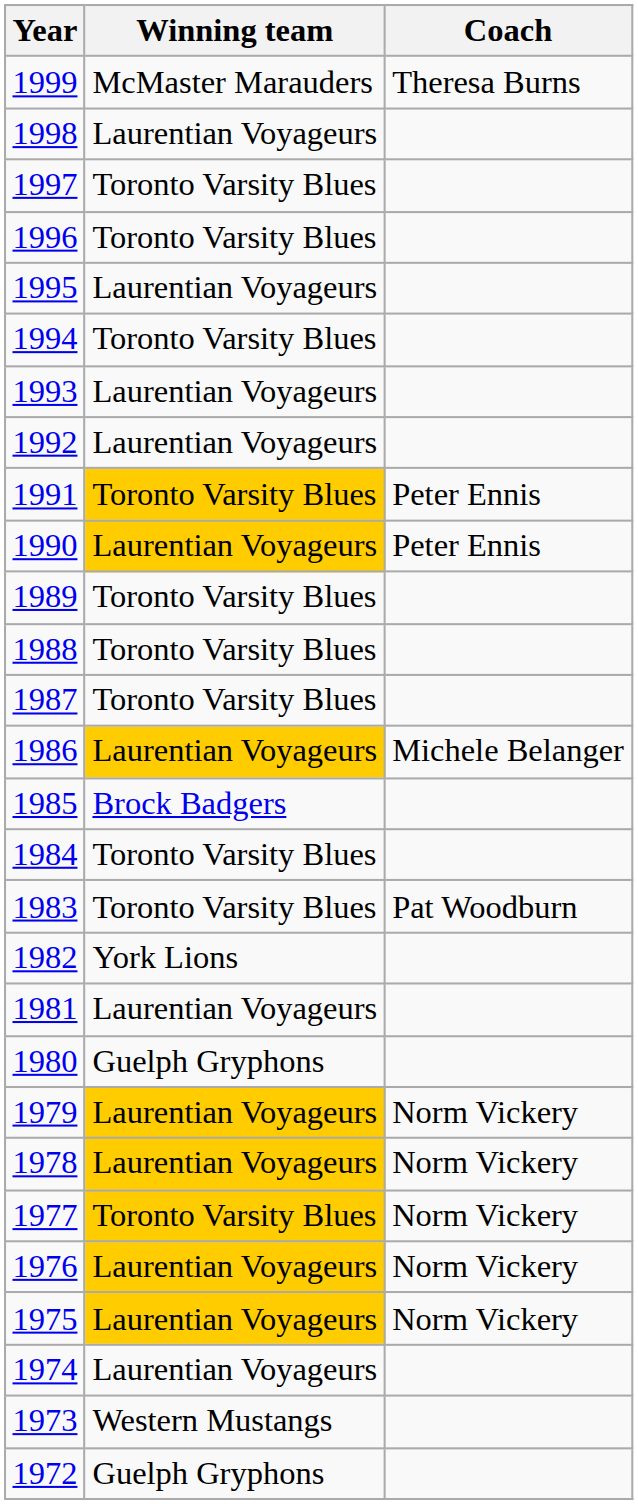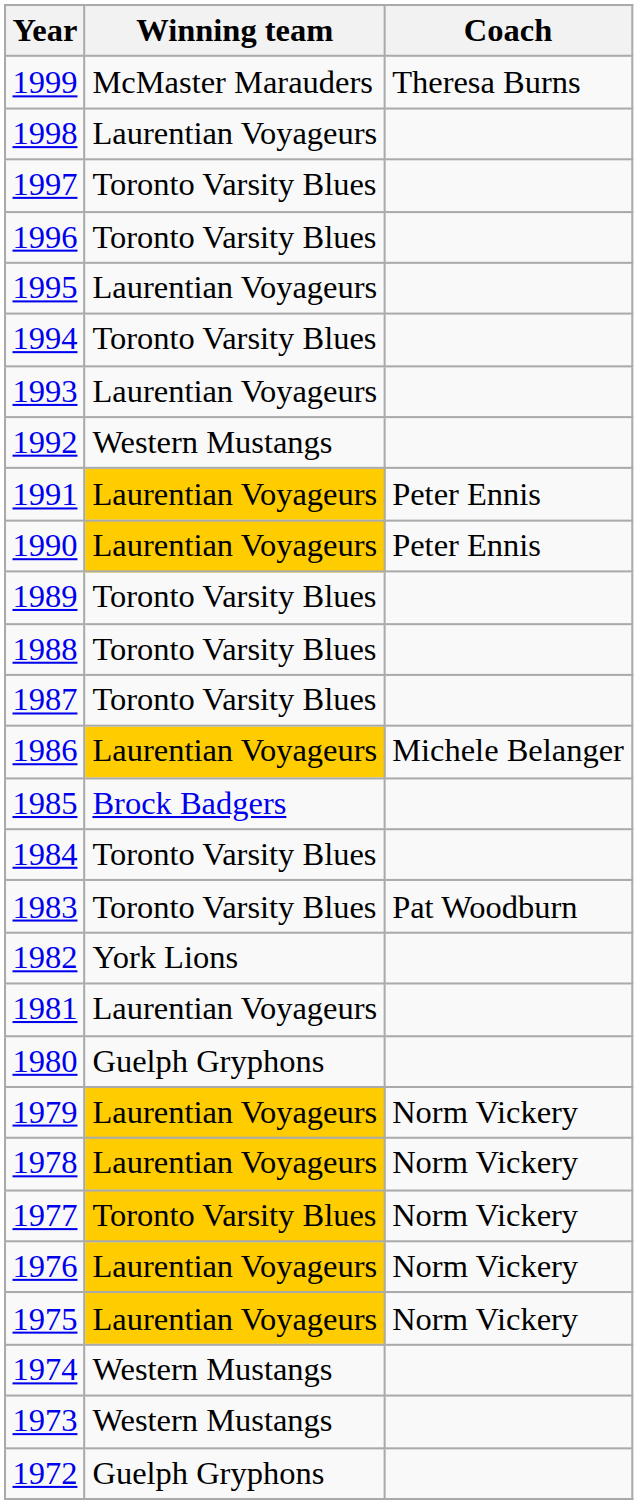(235, 442) Laurentian Voyageurs -> (212, 442) Western Mustangs
(234, 493) Toronto Varsity Blues -> (235, 493) Laurentian Voyageurs
(235, 1369) Laurentian Voyageurs -> (212, 1369) Western Mustangs
